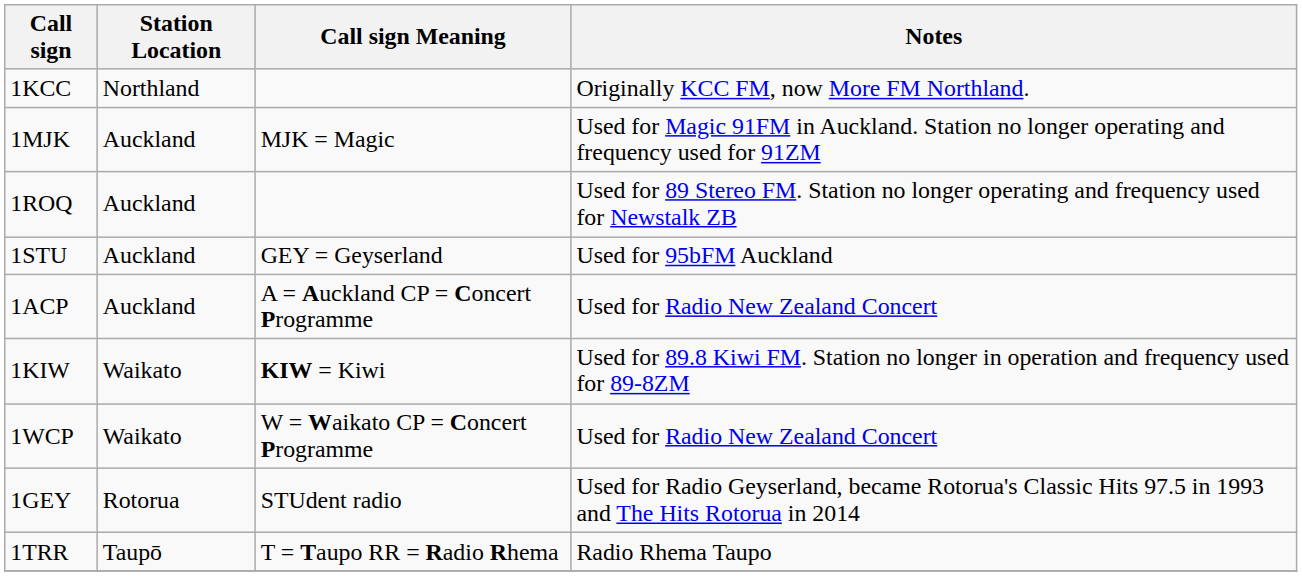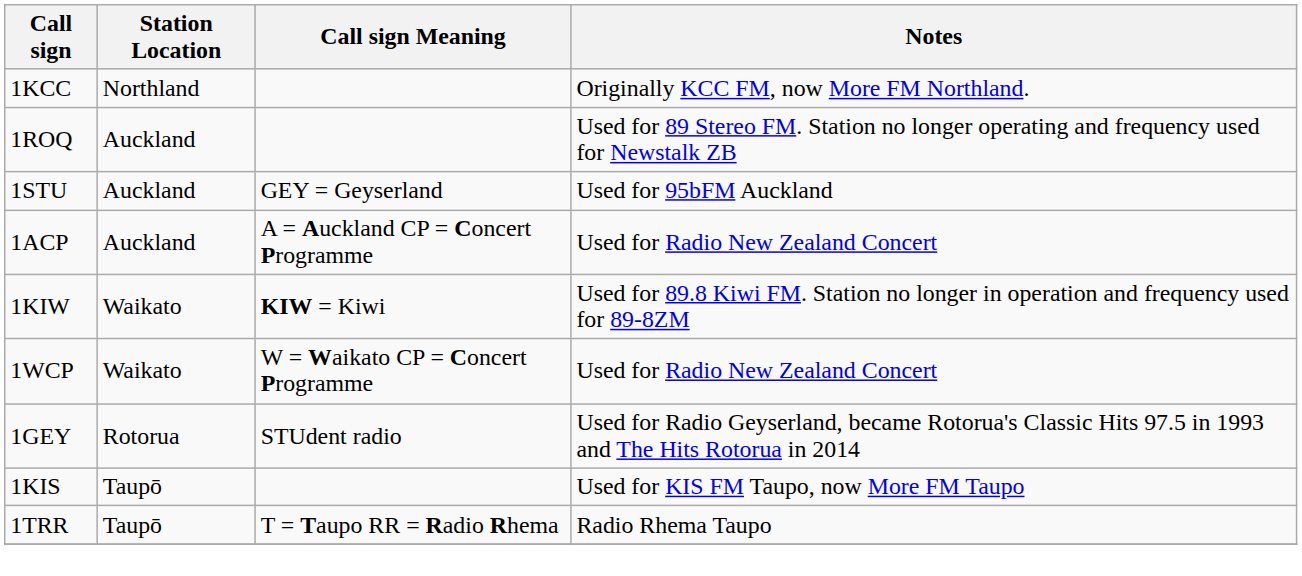- row: (40, 139)
+ row: (35, 486)
